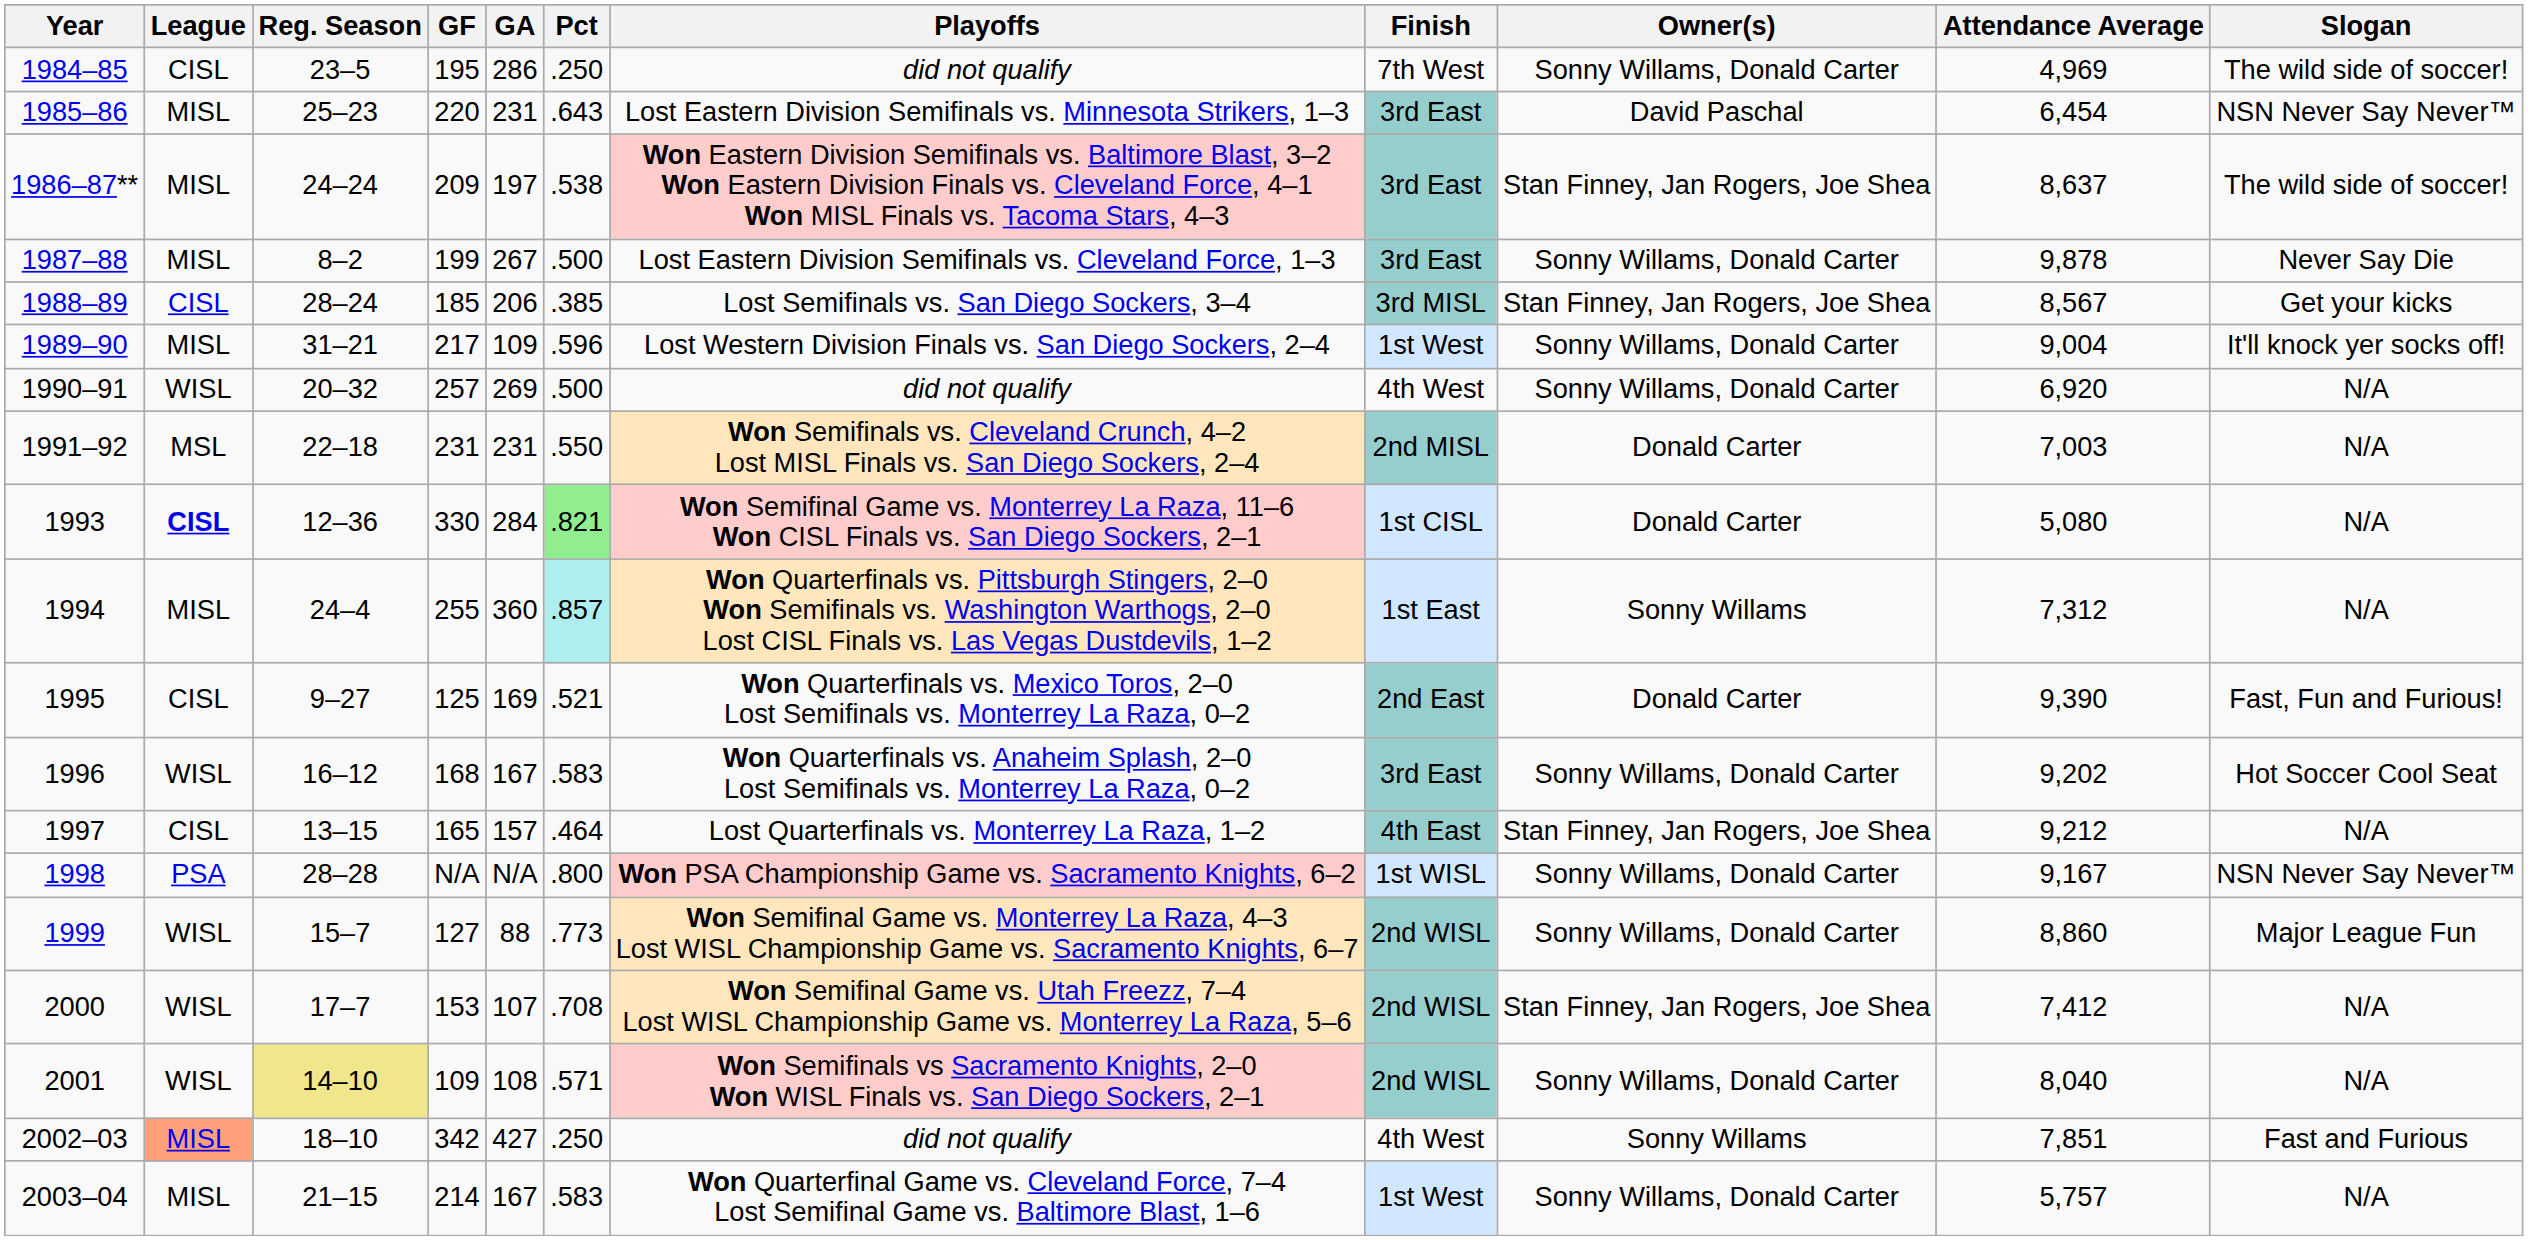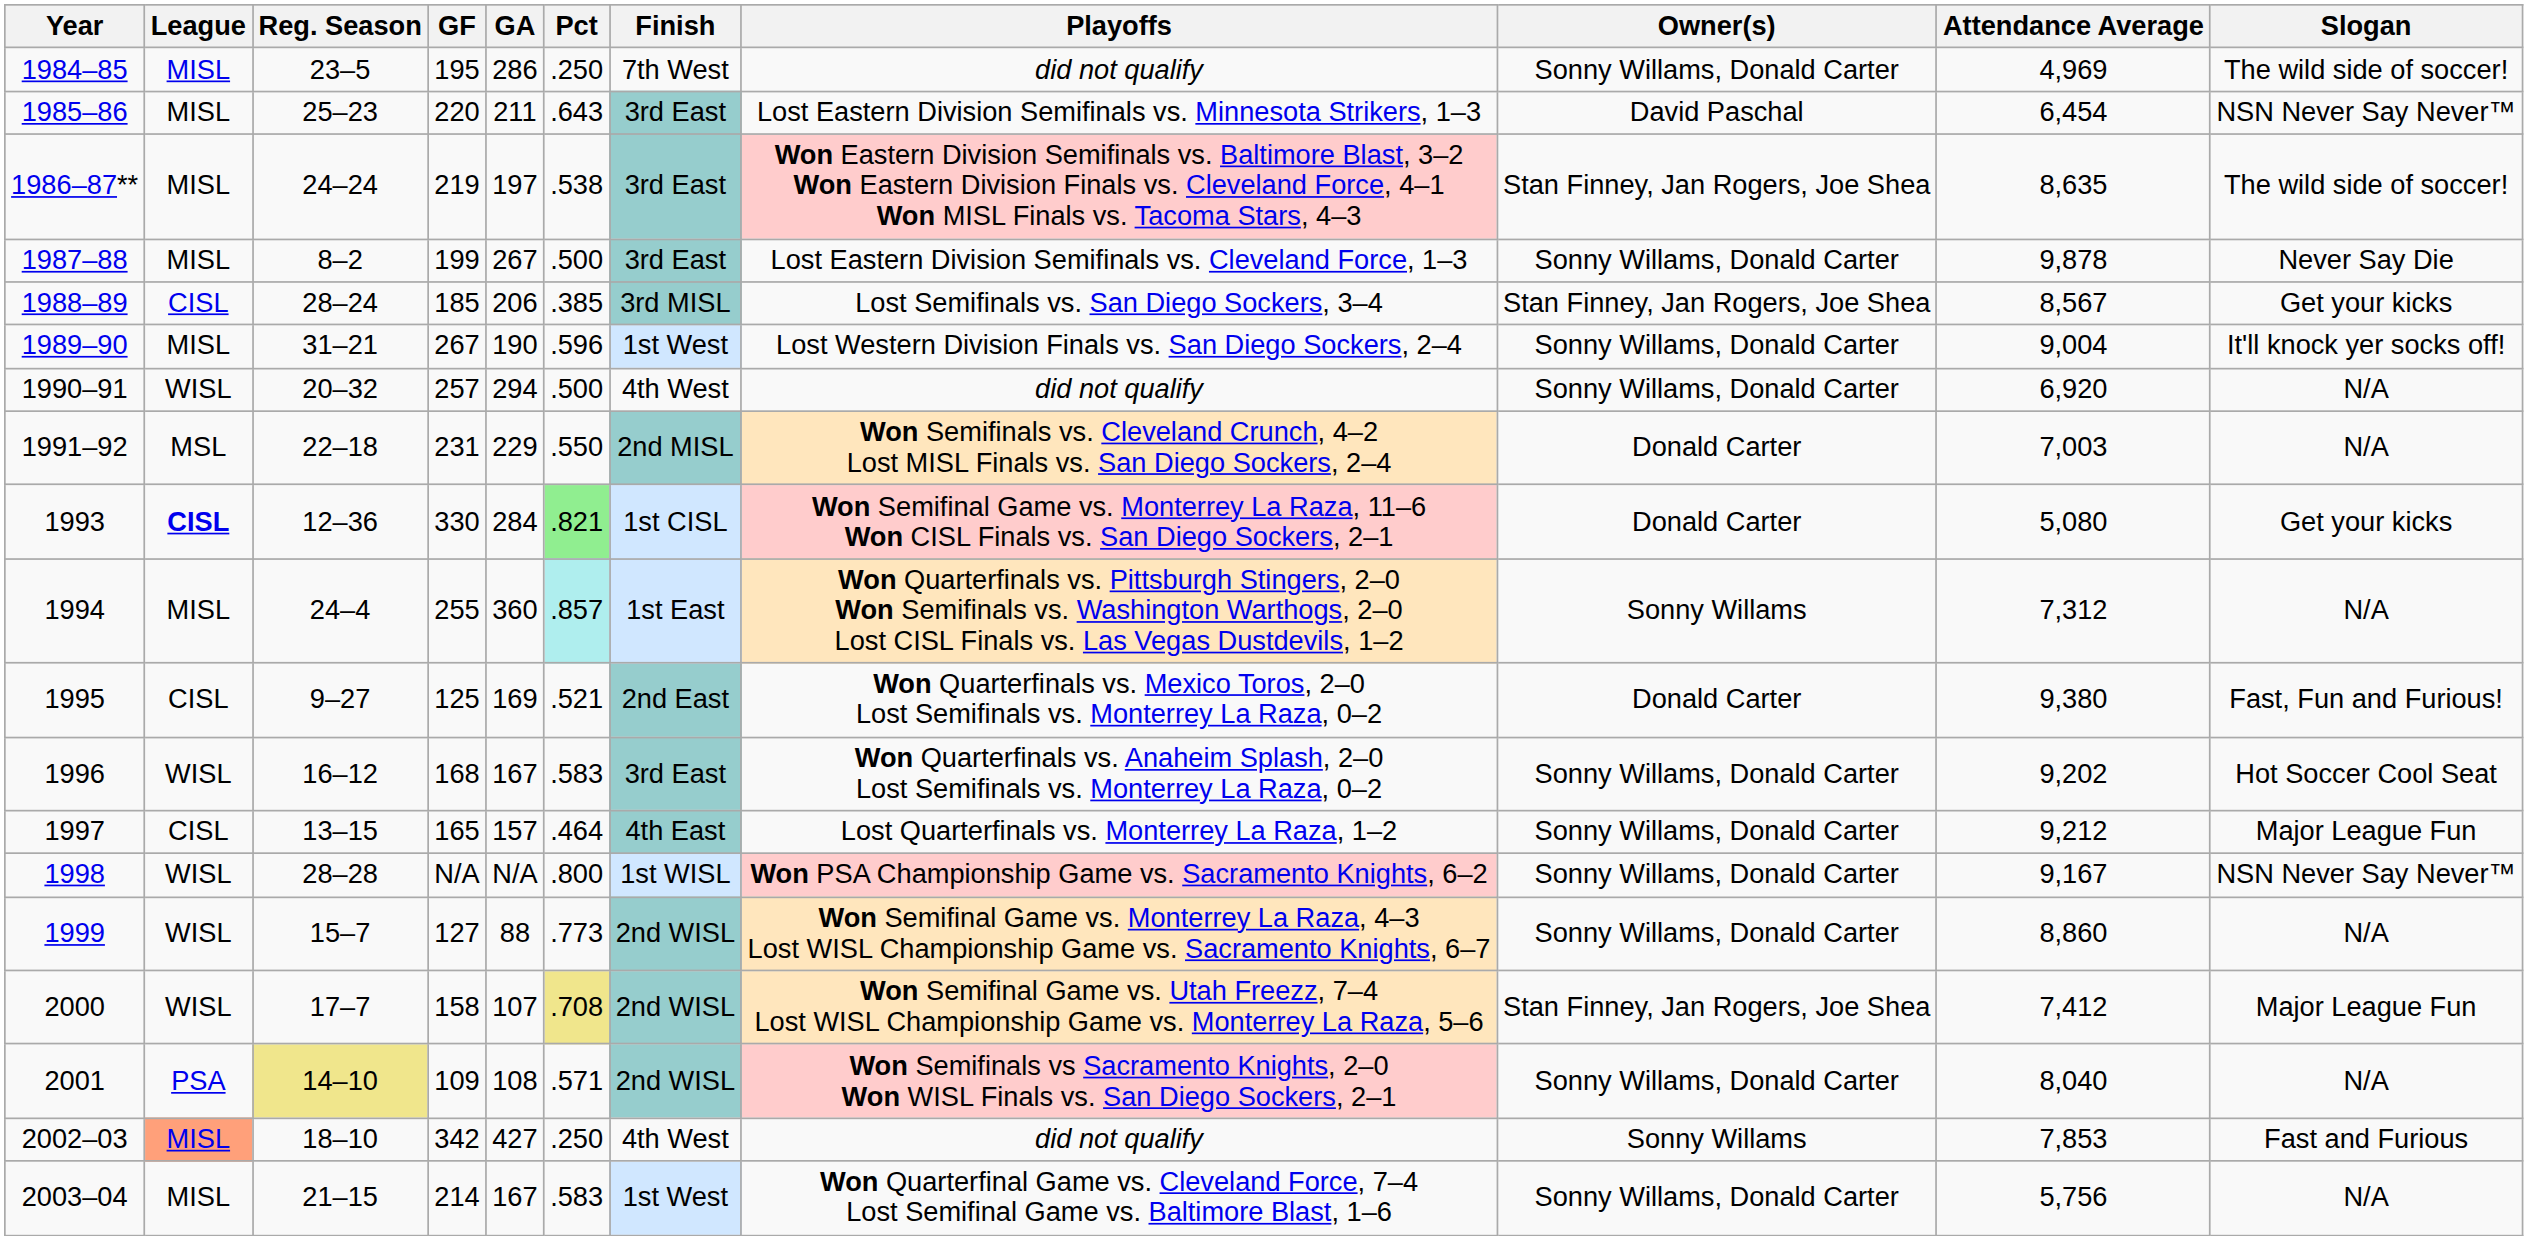columns swapped: (1431, 26) <-> (987, 26)
(198, 69) CISL -> (198, 69) MISL
(515, 112) 231 -> (515, 112) 211
(457, 186) 209 -> (457, 186) 219
(2073, 186) 8,637 -> (2073, 186) 8,635
(457, 346) 217 -> (457, 346) 267
(515, 346) 109 -> (515, 346) 190
(515, 389) 269 -> (515, 389) 294
(515, 447) 231 -> (515, 447) 229
(2366, 521) N/A -> (2366, 521) Get your kicks
(2073, 699) 9,390 -> (2073, 699) 9,380
(1717, 831) Stan Finney, Jan Rogers, Joe Shea -> (1717, 831) Sonny Willams, Donald Carter
(2366, 831) N/A -> (2366, 831) Major League Fun
(198, 874) PSA -> (198, 874) WISL
(2366, 933) Major League Fun -> (2366, 933) N/A
(457, 1006) 153 -> (457, 1006) 158
(577, 1006) no background -> (577, 1006) khaki background
(2366, 1006) N/A -> (2366, 1006) Major League Fun
(198, 1080) WISL -> (198, 1080) PSA
(2073, 1139) 7,851 -> (2073, 1139) 7,853
(2073, 1197) 5,757 -> (2073, 1197) 5,756
